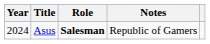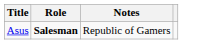- column: (18, 13)
